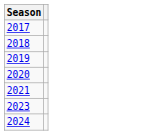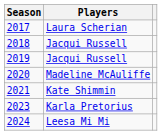+ column: (98, 12)
